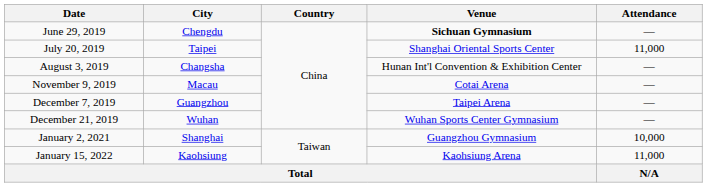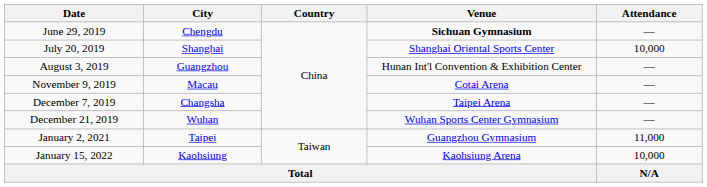(202, 48) Taipei -> (202, 48) Shanghai
(649, 48) 11,000 -> (649, 48) 10,000
(202, 66) Changsha -> (202, 66) Guangzhou
(202, 102) Guangzhou -> (202, 102) Changsha
(202, 137) Shanghai -> (202, 137) Taipei
(649, 137) 10,000 -> (649, 137) 11,000
(649, 155) 11,000 -> (649, 155) 10,000
